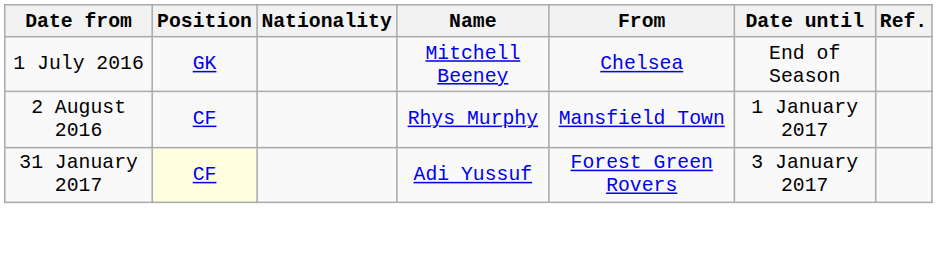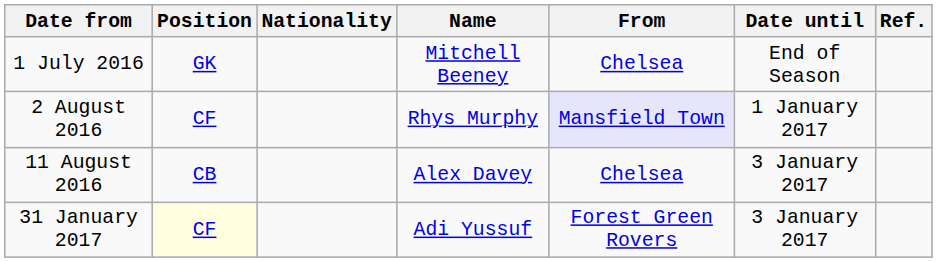(642, 119) no background -> (642, 119) lavender background
+ row: (79, 174)
